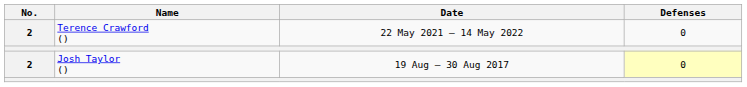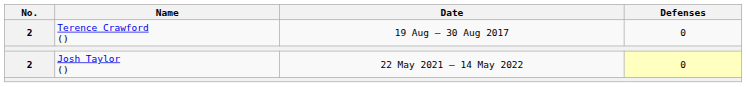(452, 33) 22 May 2021 – 14 May 2022 -> (452, 33) 19 Aug – 30 Aug 2017
(452, 64) 19 Aug – 30 Aug 2017 -> (452, 64) 22 May 2021 – 14 May 2022
